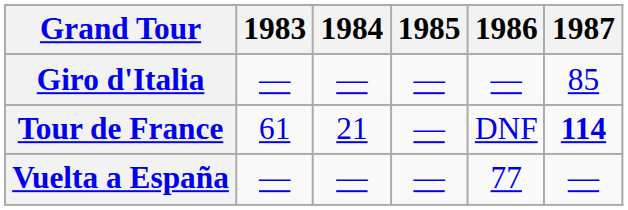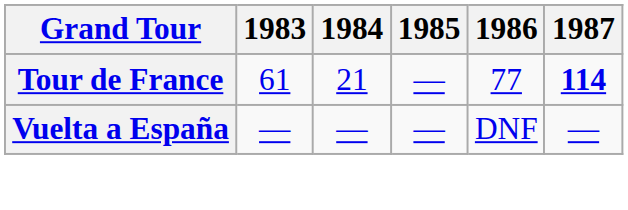- row: (121, 79)
(506, 128) DNF -> (506, 79) 77
(506, 178) 77 -> (506, 128) DNF
